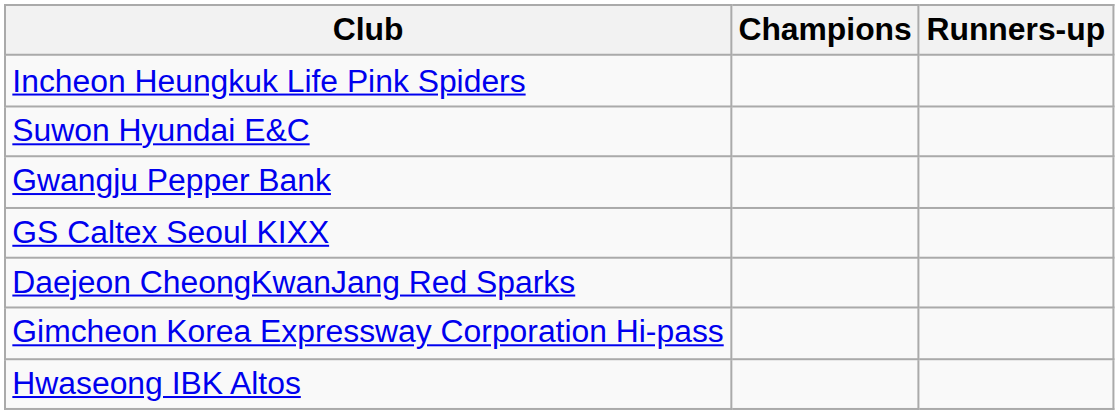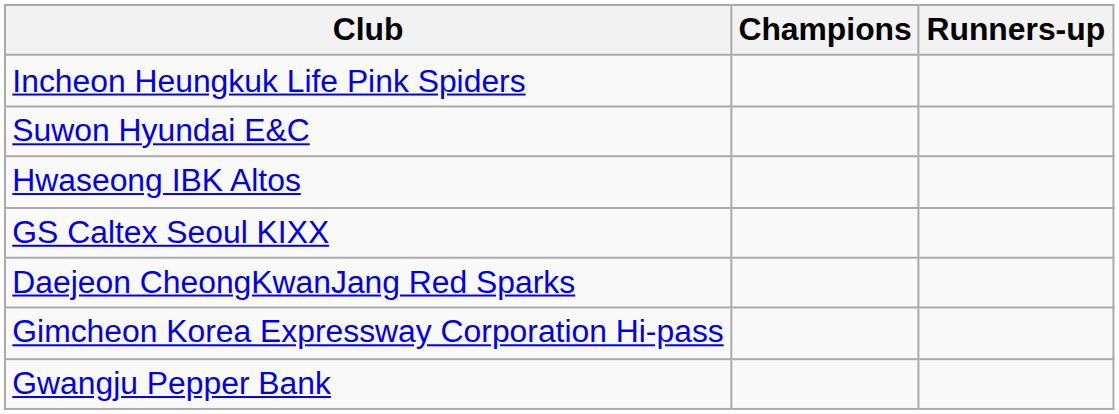rows swapped: (157, 383) <-> (172, 181)
